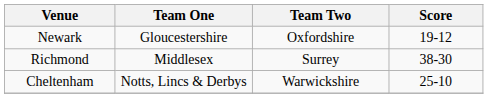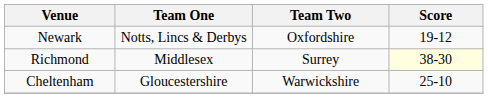(184, 37) Gloucestershire -> (184, 37) Notts, Lincs & Derbys
(436, 59) no background -> (436, 59) lightyellow background
(184, 81) Notts, Lincs & Derbys -> (184, 81) Gloucestershire
